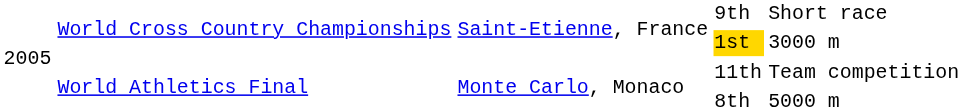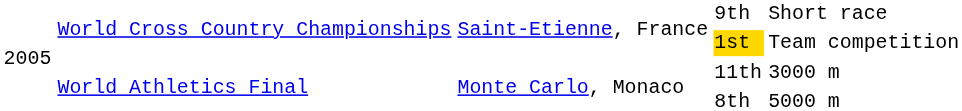(804, 43) 3000 m -> (864, 43) Team competition
(864, 72) Team competition -> (804, 72) 3000 m
